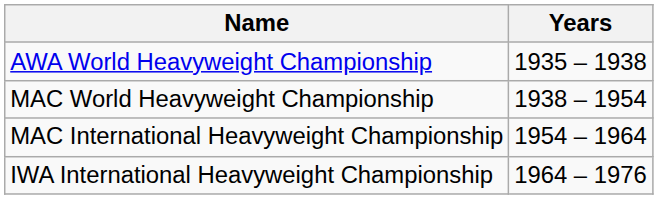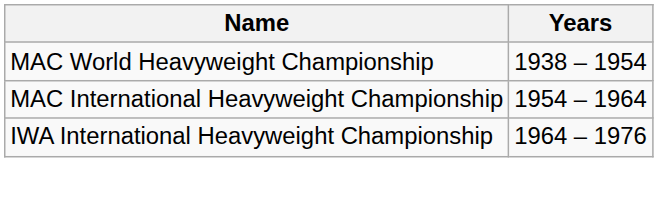- row: (221, 61)
